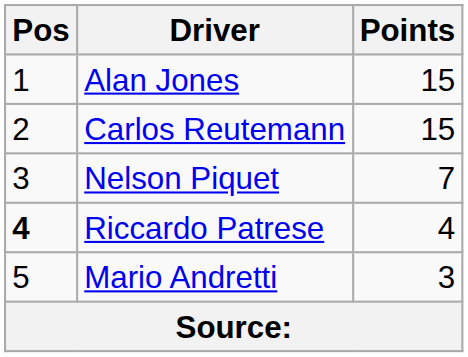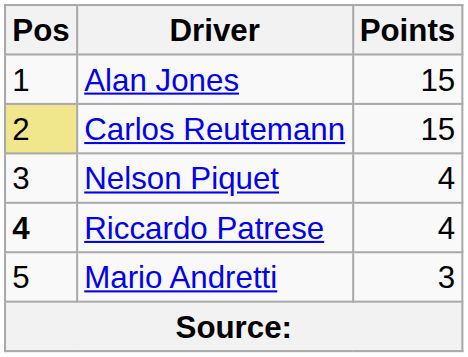(21, 129) no background -> (21, 129) khaki background
(447, 179) 7 -> (447, 179) 4
